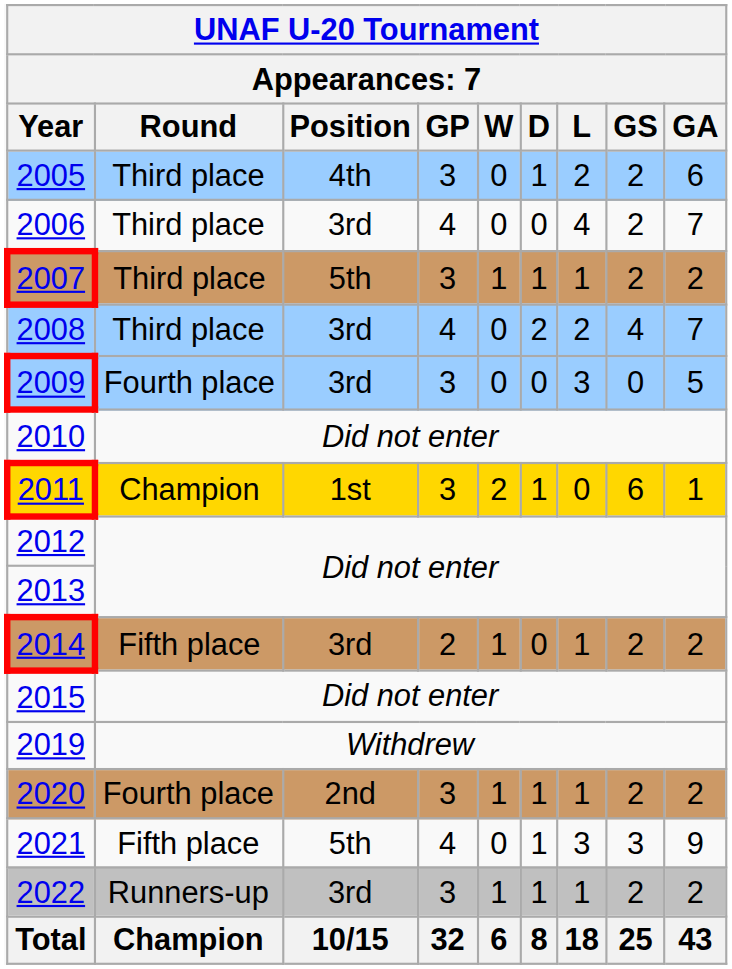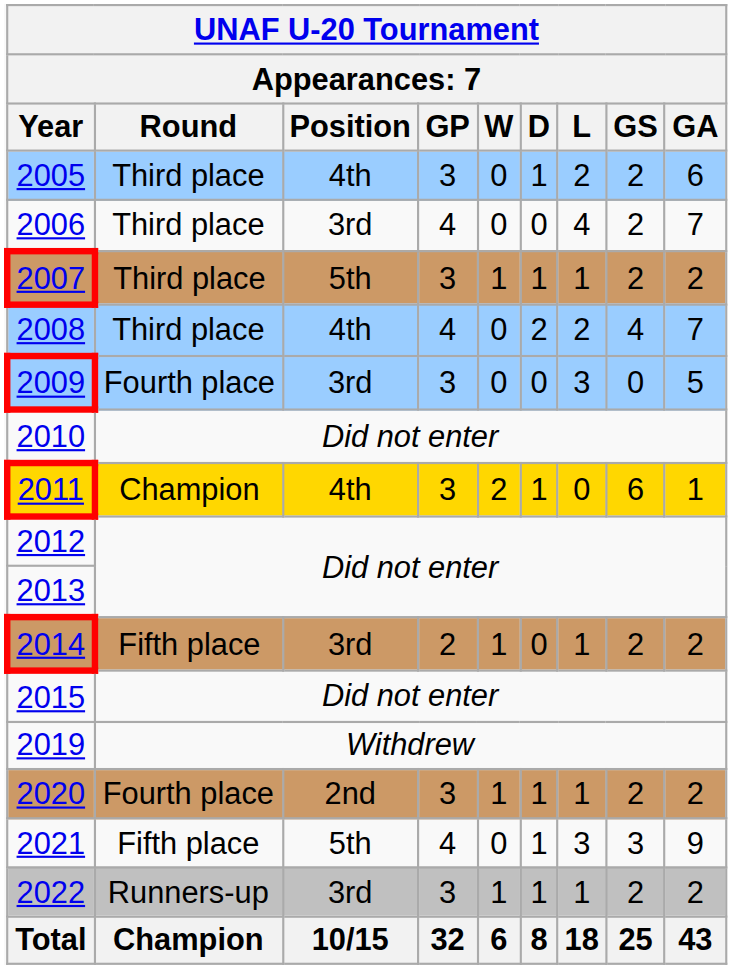(350, 330) 3rd -> (350, 330) 4th
(350, 489) 1st -> (350, 489) 4th
